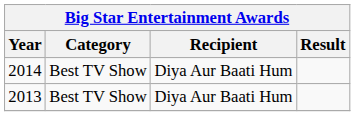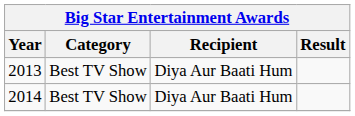rows swapped: (25, 96) <-> (25, 70)
